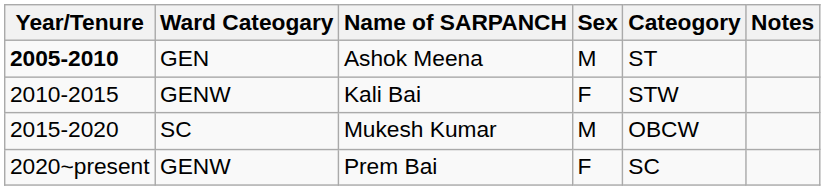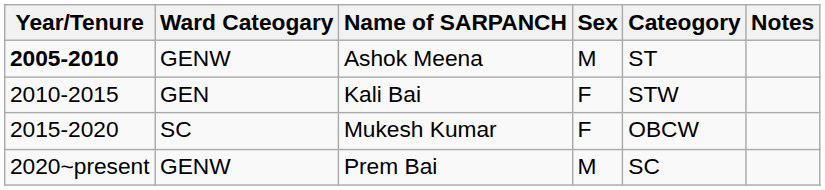(185, 58) GEN -> (195, 58) GENW
(195, 94) GENW -> (185, 94) GEN
(587, 130) M -> (584, 130) F
(584, 166) F -> (587, 166) M
